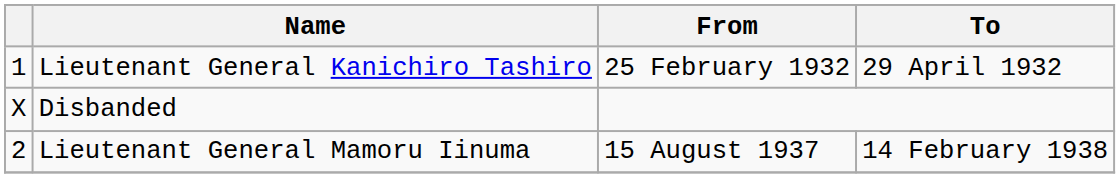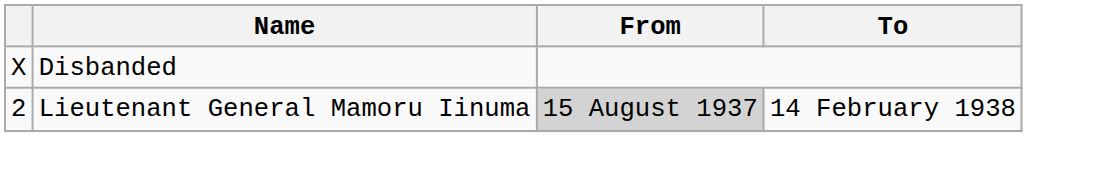- row: (315, 68)
(712, 151) no background -> (650, 109) lightgrey background
